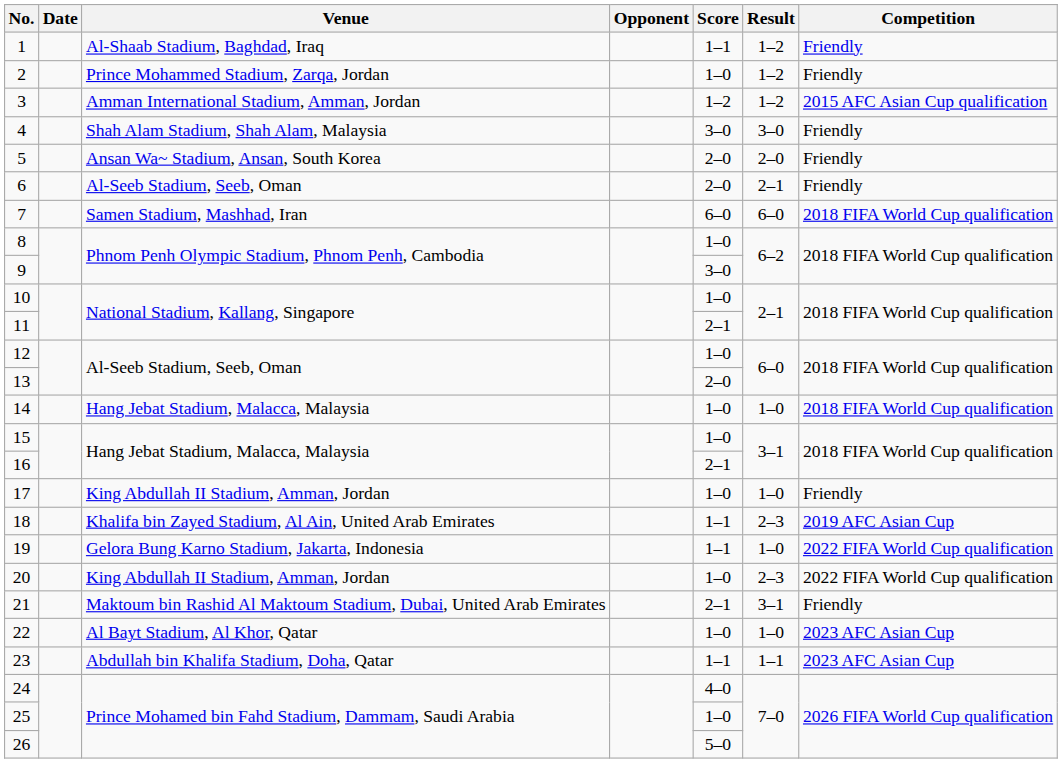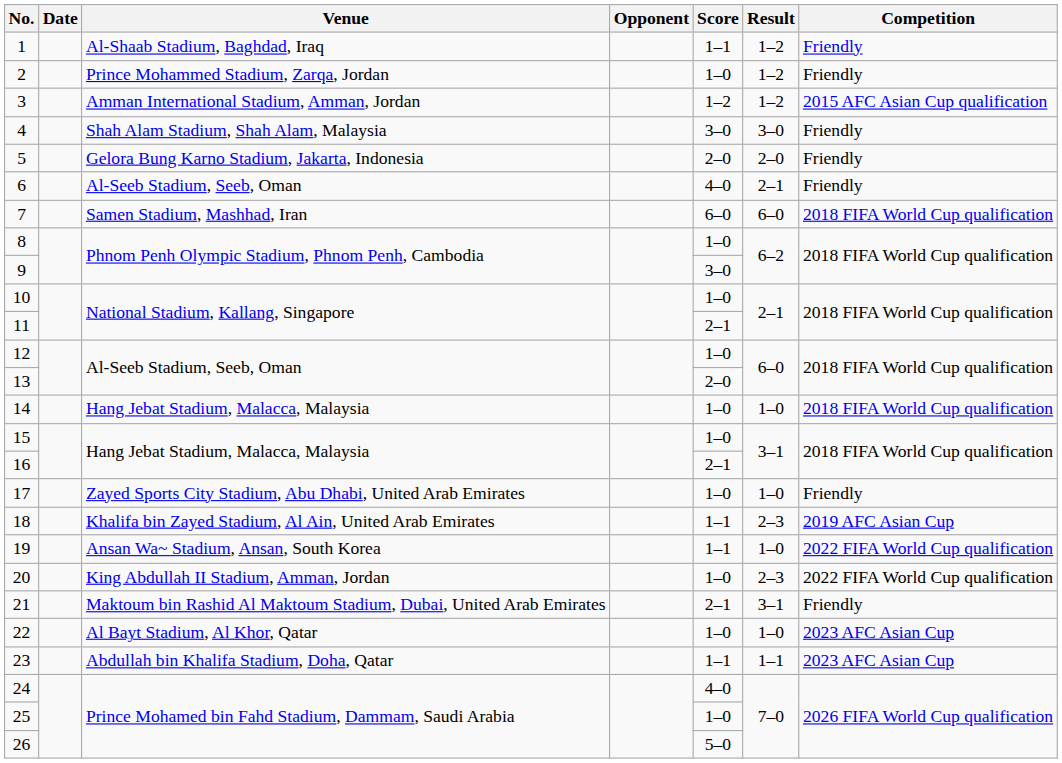(233, 158) Ansan Wa~ Stadium, Ansan, South Korea -> (255, 158) Gelora Bung Karno Stadium, Jakarta, Indonesia
(718, 185) 2–0 -> (718, 185) 4–0
(238, 492) King Abdullah II Stadium, Amman, Jordan -> (305, 492) Zayed Sports City Stadium, Abu Dhabi, United Arab Emirates
(255, 548) Gelora Bung Karno Stadium, Jakarta, Indonesia -> (233, 548) Ansan Wa~ Stadium, Ansan, South Korea
